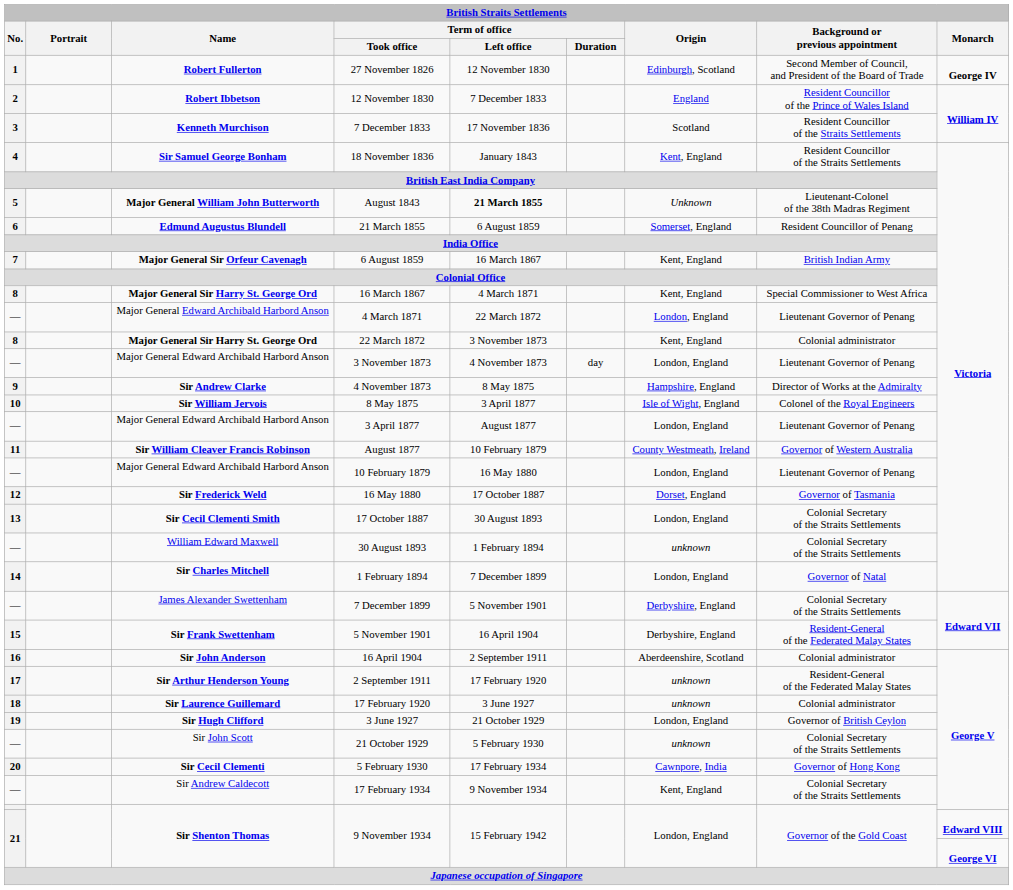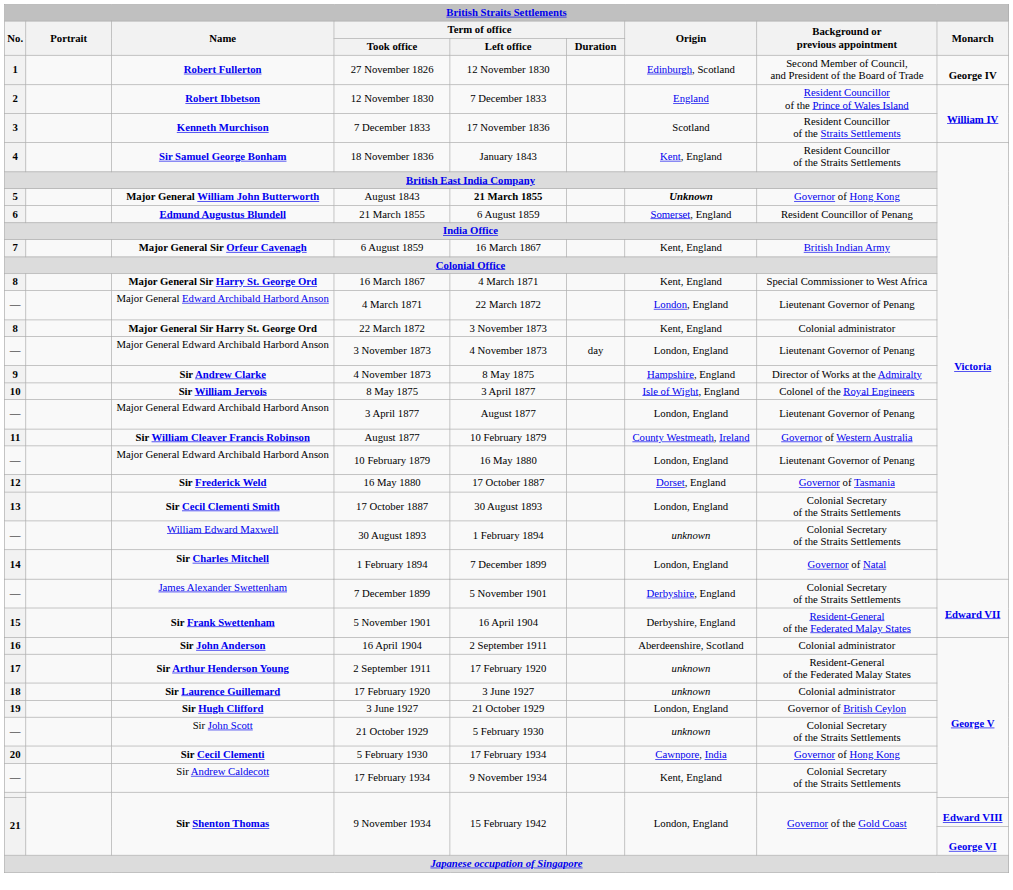(691, 203) normal -> (691, 197) bold
(847, 203) Lieutenant-Colonel of the 38th Madras Regiment -> (847, 197) Governor of Hong Kong
